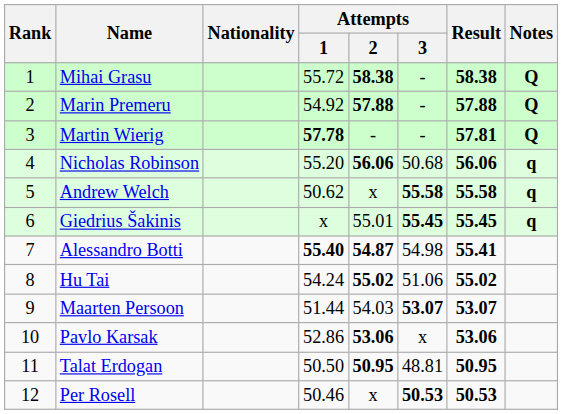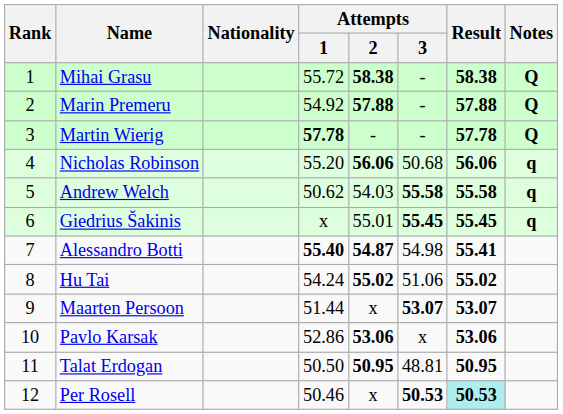(476, 134) 57.81 -> (476, 134) 57.78
(373, 192) x -> (373, 192) 54.03
(373, 308) 54.03 -> (373, 308) x
(476, 395) no background -> (476, 395) paleturquoise background
